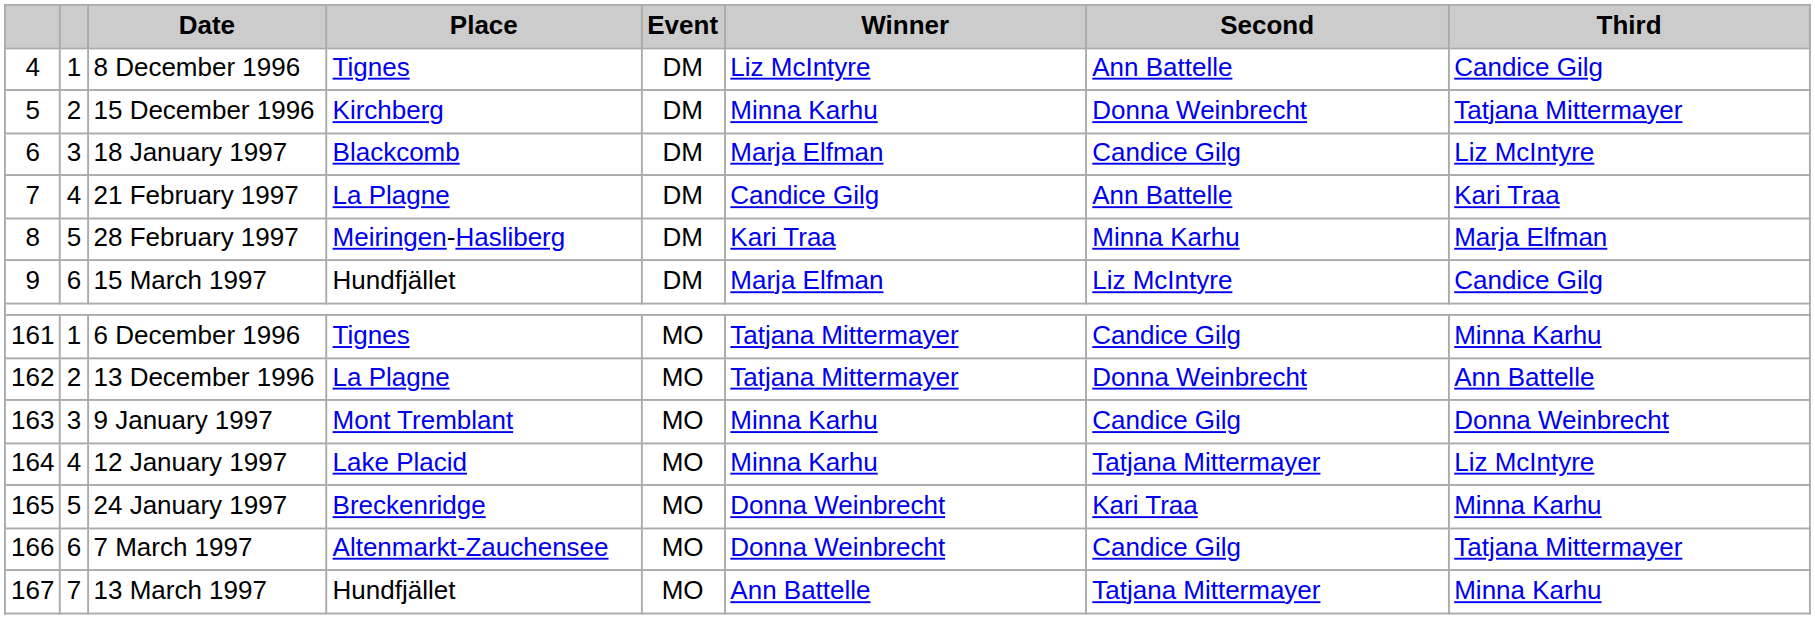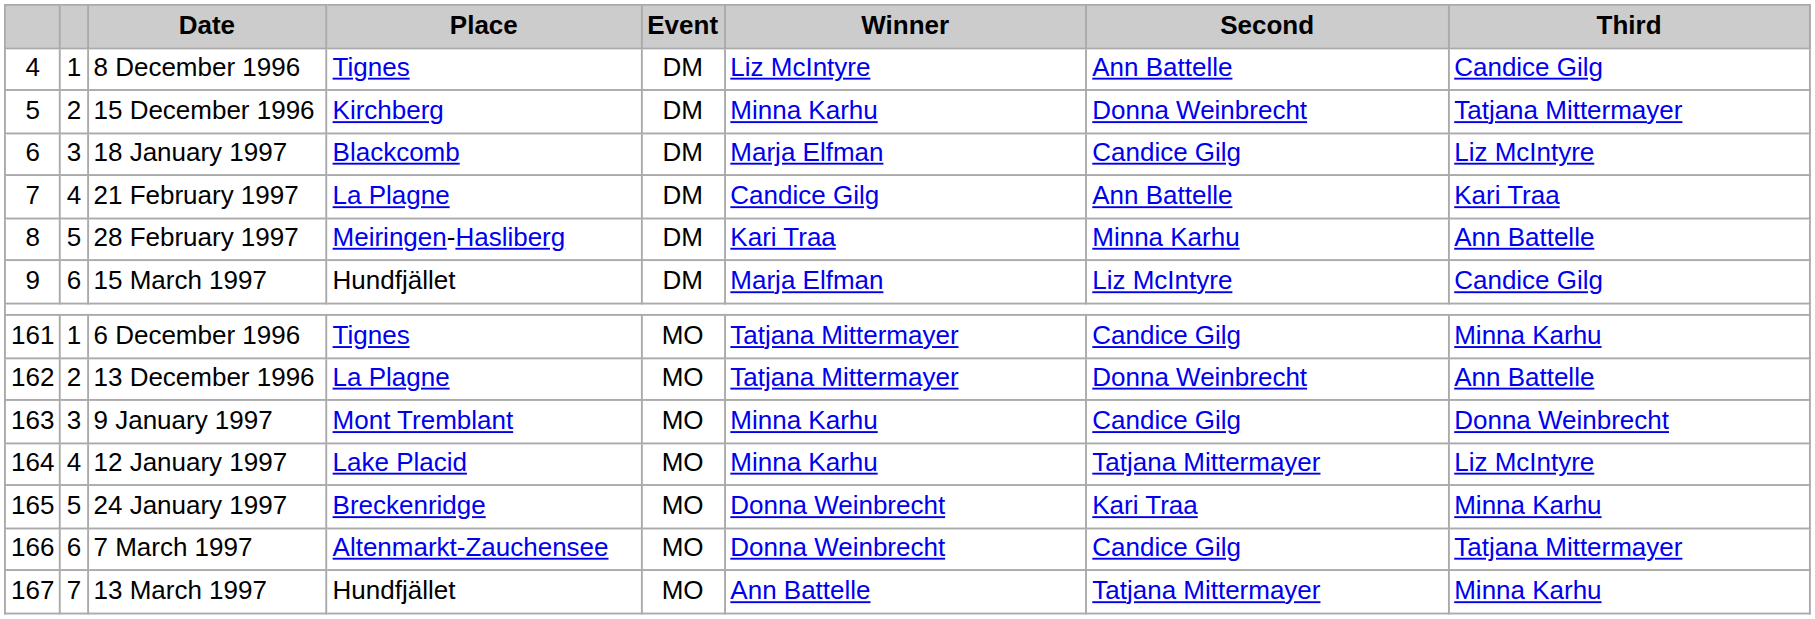(1531, 238) Marja Elfman -> (1524, 238) Ann Battelle
